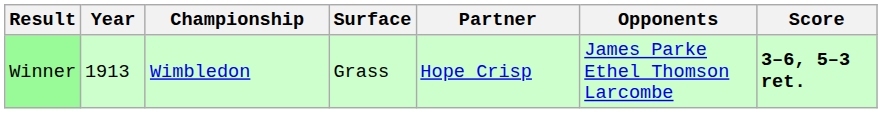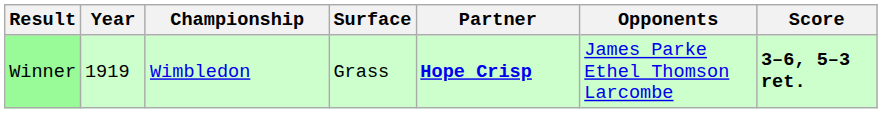(107, 72) 1913 -> (107, 72) 1919
(476, 72) normal -> (476, 72) bold
